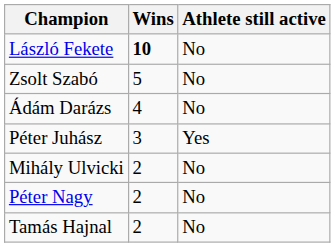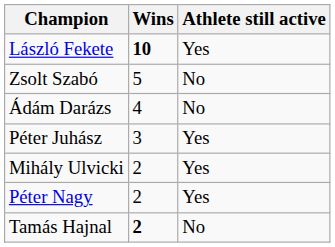(194, 49) No -> (196, 49) Yes
(194, 167) No -> (196, 167) Yes
(194, 197) No -> (196, 197) Yes
(137, 227) normal -> (137, 227) bold
